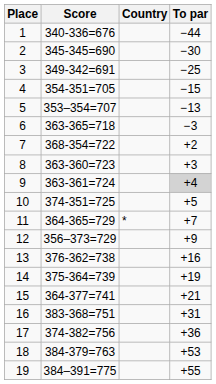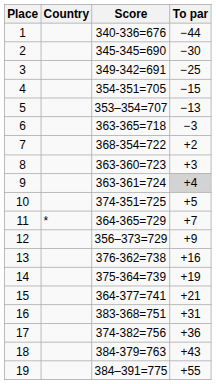columns swapped: (145, 14) <-> (80, 14)
(191, 352) +53 -> (191, 352) +43
